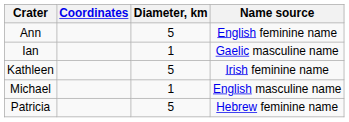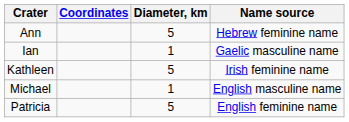(277, 32) English feminine name -> (277, 32) Hebrew feminine name
(277, 107) Hebrew feminine name -> (277, 107) English feminine name
